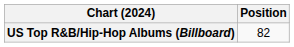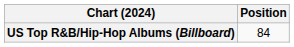(263, 32) 82 -> (263, 32) 84
